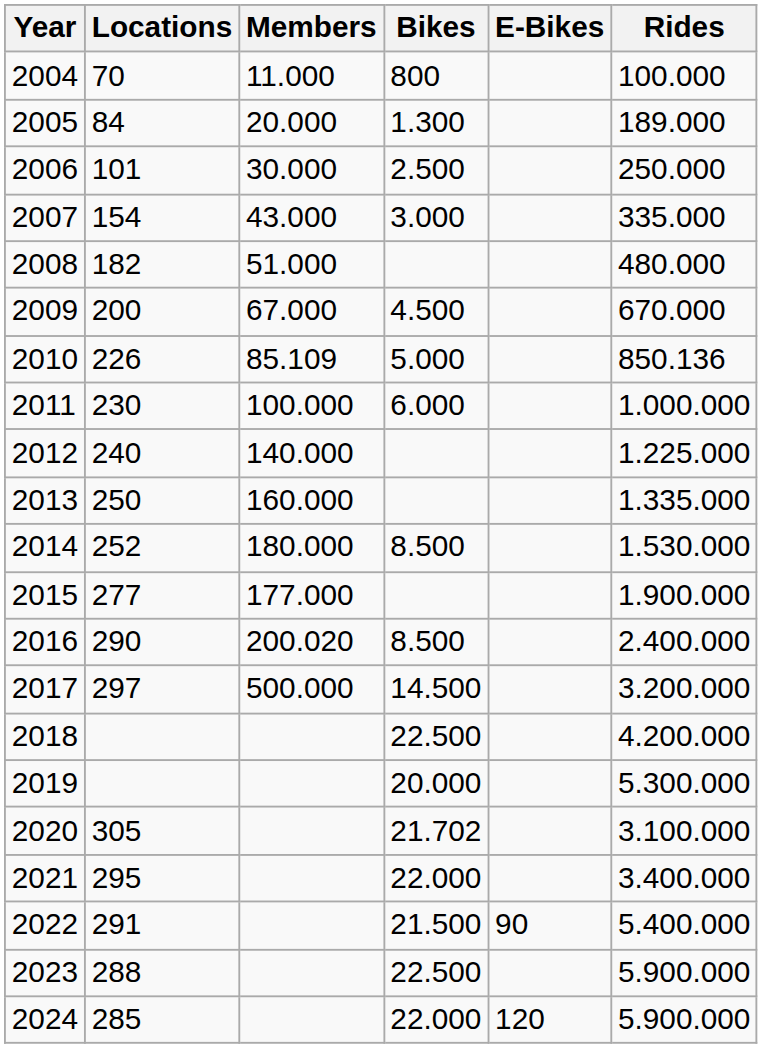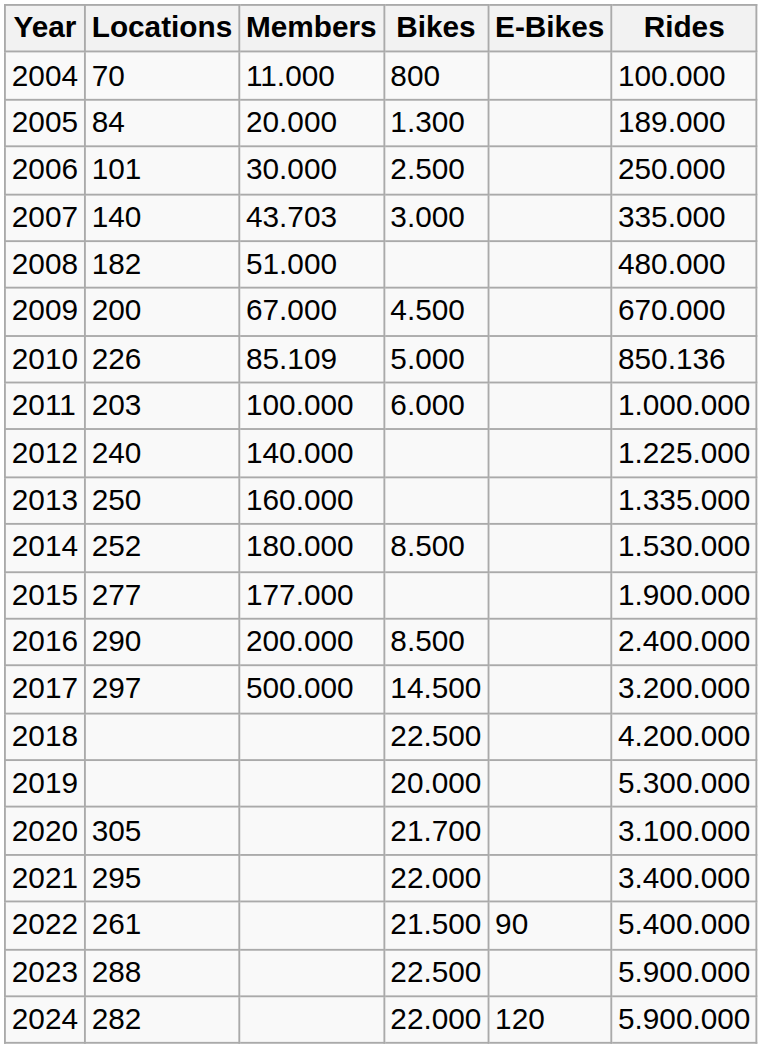(117, 216) 154 -> (117, 216) 140
(291, 216) 43.000 -> (291, 216) 43.703
(117, 405) 230 -> (117, 405) 203
(300, 641) 200.020 -> (300, 641) 200.000
(436, 830) 21.702 -> (436, 830) 21.700
(117, 924) 291 -> (117, 924) 261
(117, 1019) 285 -> (117, 1019) 282
